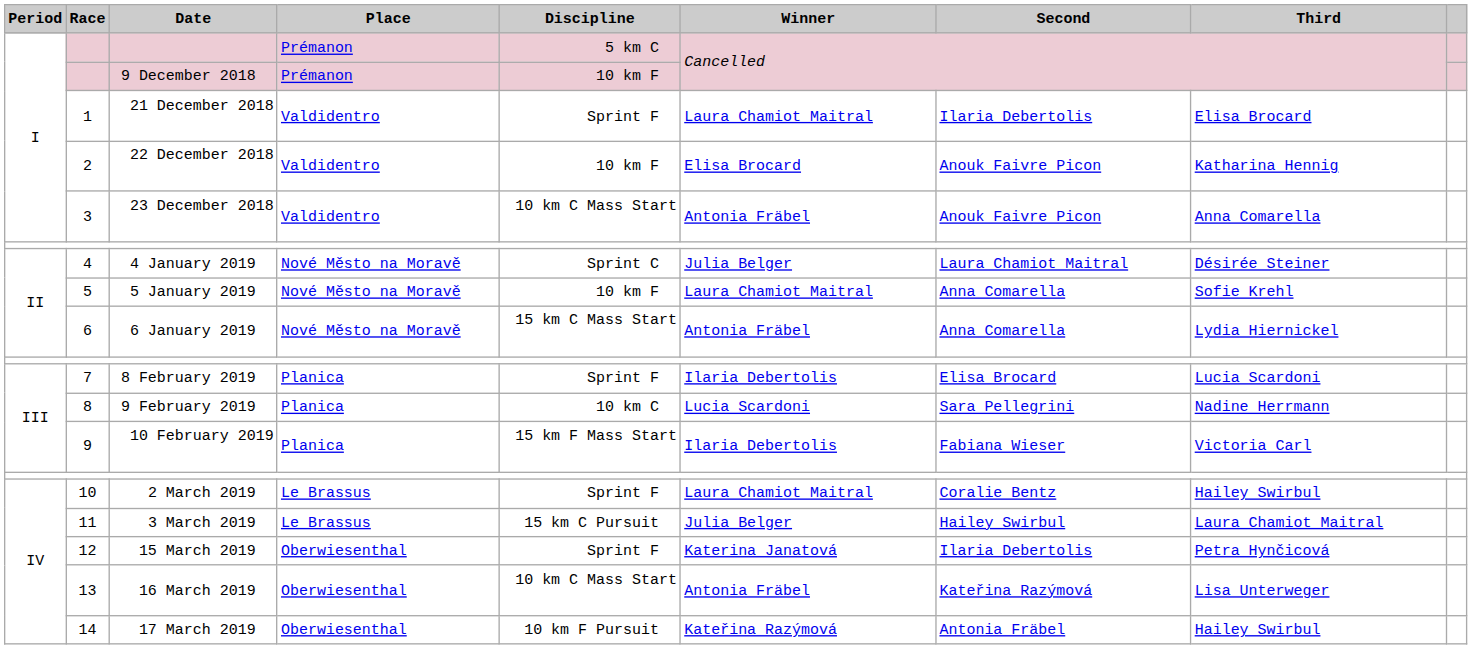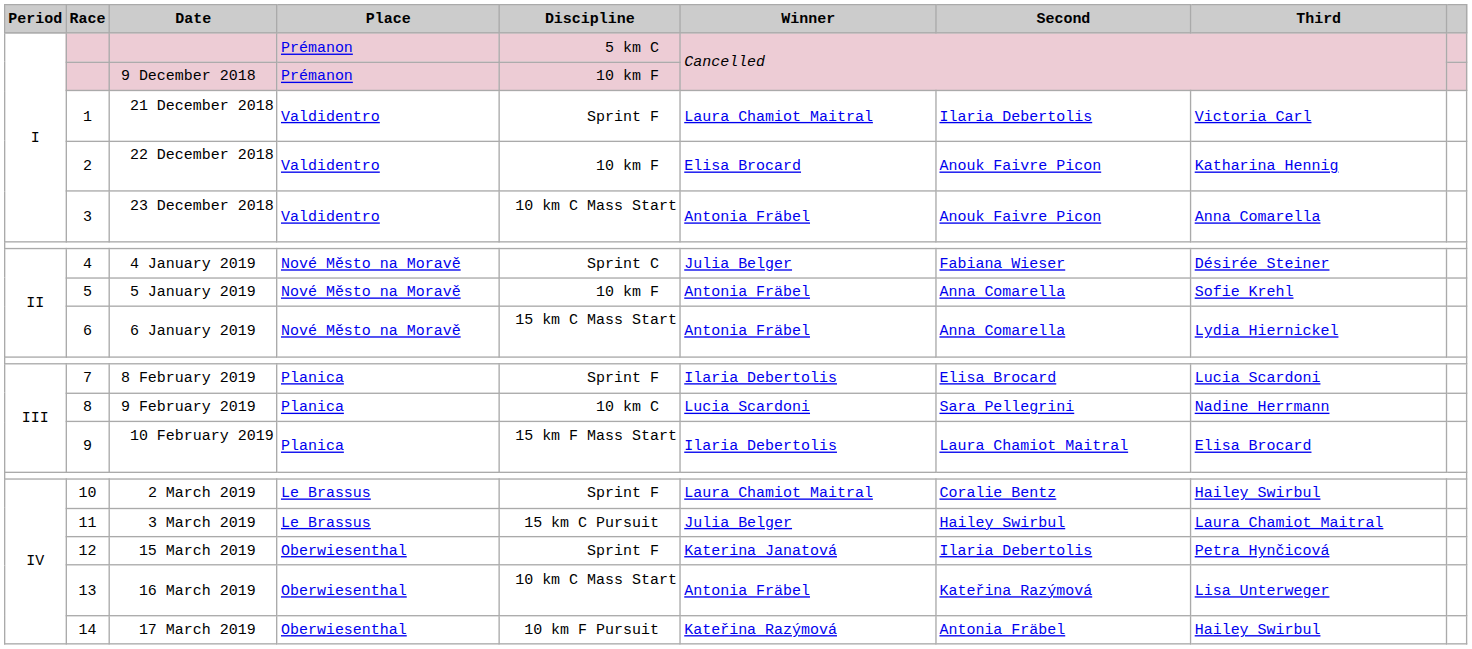(1253, 116) Elisa Brocard -> (1253, 116) Victoria Carl
(1034, 263) Laura Chamiot Maitral -> (1002, 263) Fabiana Wieser
(779, 292) Laura Chamiot Maitral -> (747, 292) Antonia Fräbel
(1002, 447) Fabiana Wieser -> (1034, 447) Laura Chamiot Maitral
(1253, 447) Victoria Carl -> (1253, 447) Elisa Brocard
